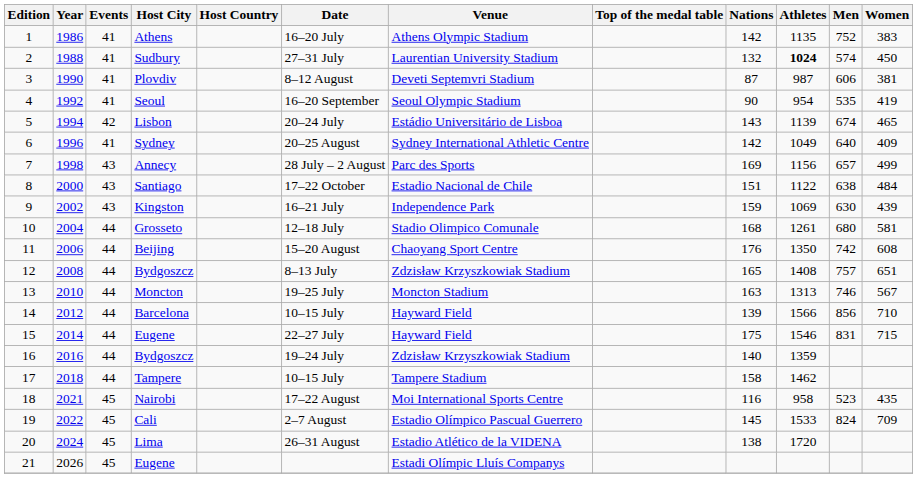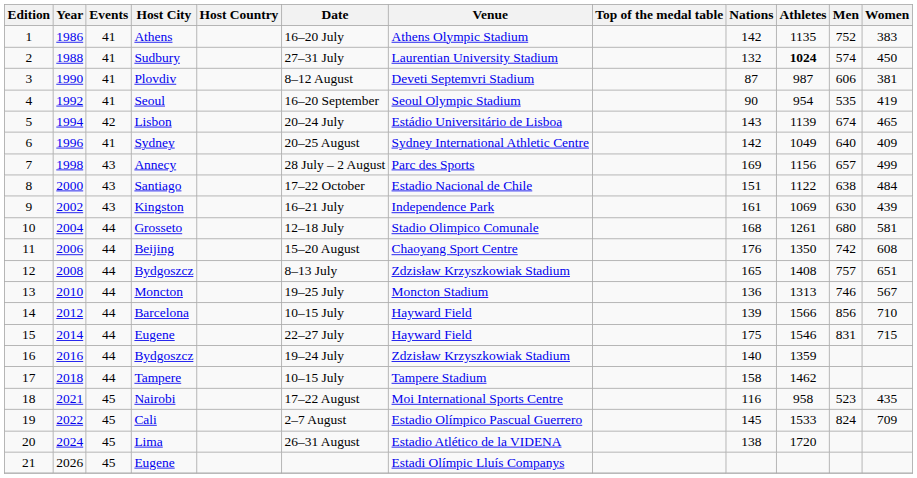(751, 206) 159 -> (751, 206) 161
(751, 292) 163 -> (751, 292) 136
